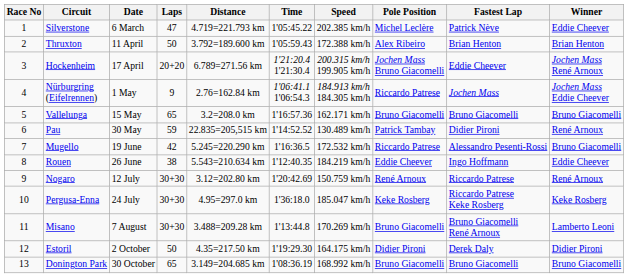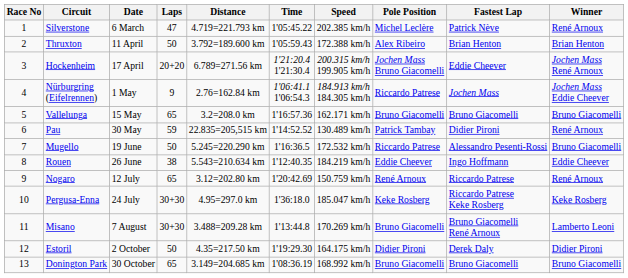(580, 27) Eddie Cheever -> (577, 27) René Arnoux
(172, 146) 42 -> (172, 146) 50
(172, 178) 30+30 -> (172, 178) 65
